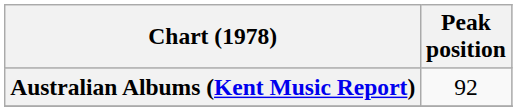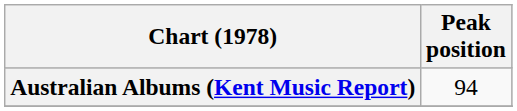(466, 86) 92 -> (466, 86) 94
